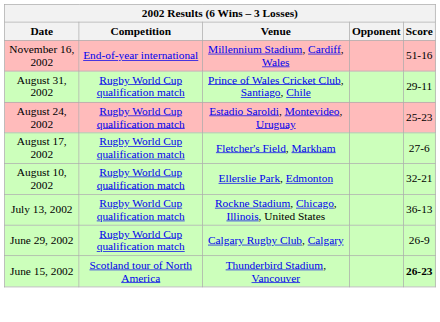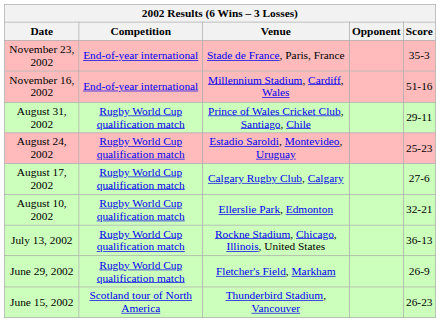+ row: (42, 55)
(276, 148) Fletcher's Field, Markham -> (276, 179) Calgary Rugby Club, Calgary
(276, 240) Calgary Rugby Club, Calgary -> (276, 271) Fletcher's Field, Markham
(419, 271) bold -> (419, 302) normal
